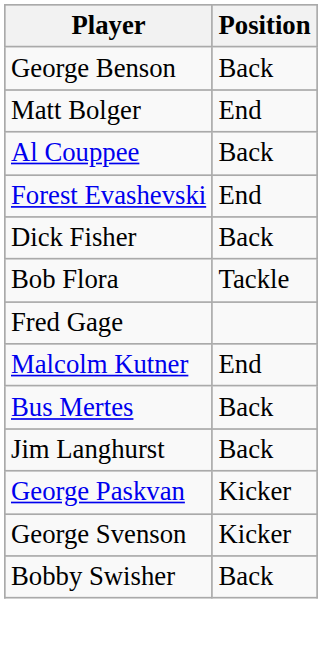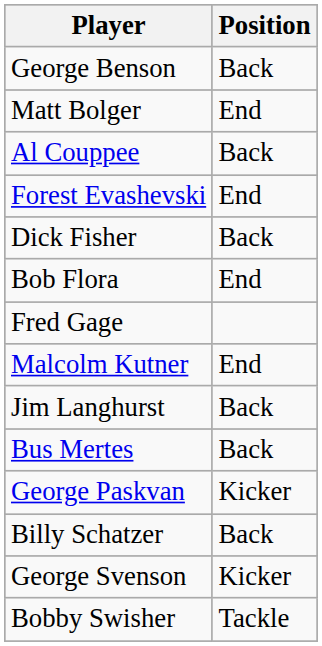(254, 279) Tackle -> (240, 279) End
rows swapped: (88, 449) <-> (72, 407)
+ row: (87, 534)
(246, 576) Back -> (254, 618) Tackle
